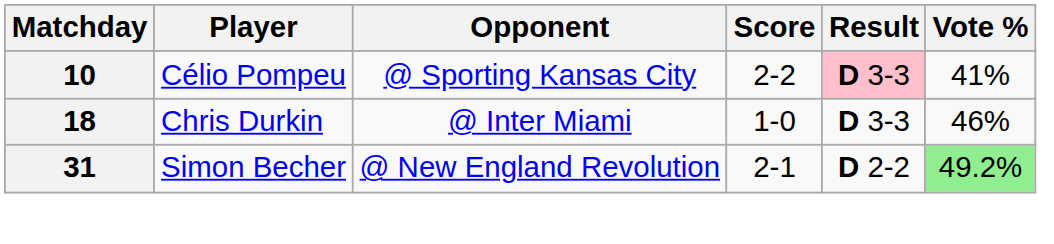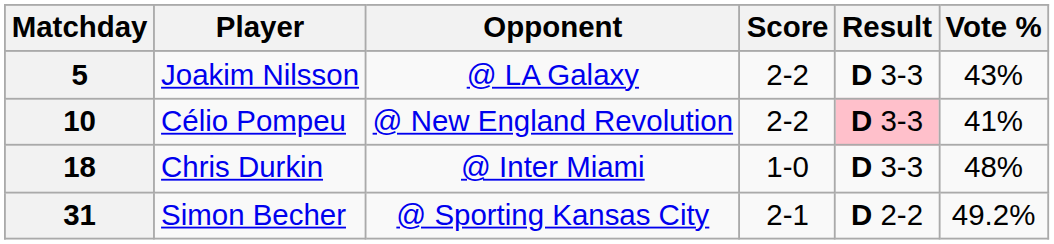+ row: (80, 74)
(540, 74) @ Sporting Kansas City -> (553, 121) @ New England Revolution
(981, 121) 46% -> (994, 167) 48%
(540, 167) @ New England Revolution -> (553, 214) @ Sporting Kansas City
(981, 167) lightgreen background -> (994, 214) no background
